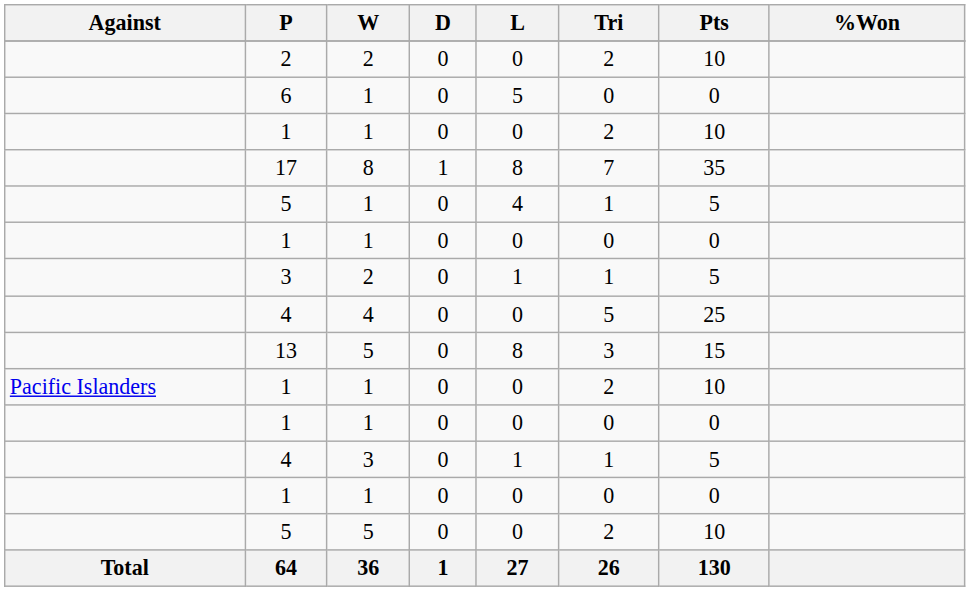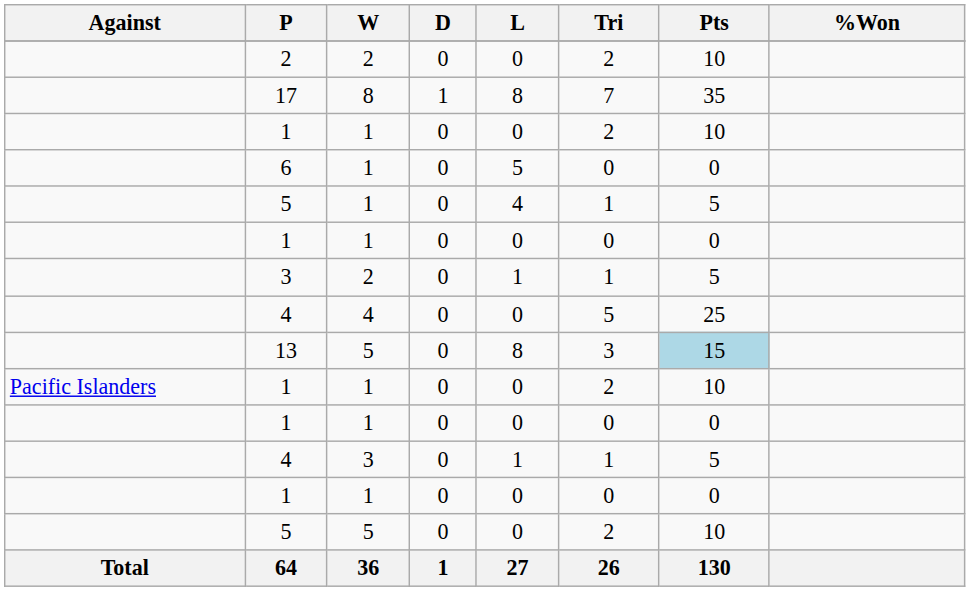rows swapped: (286, 168) <-> (286, 95)
(714, 349) no background -> (714, 349) lightblue background
